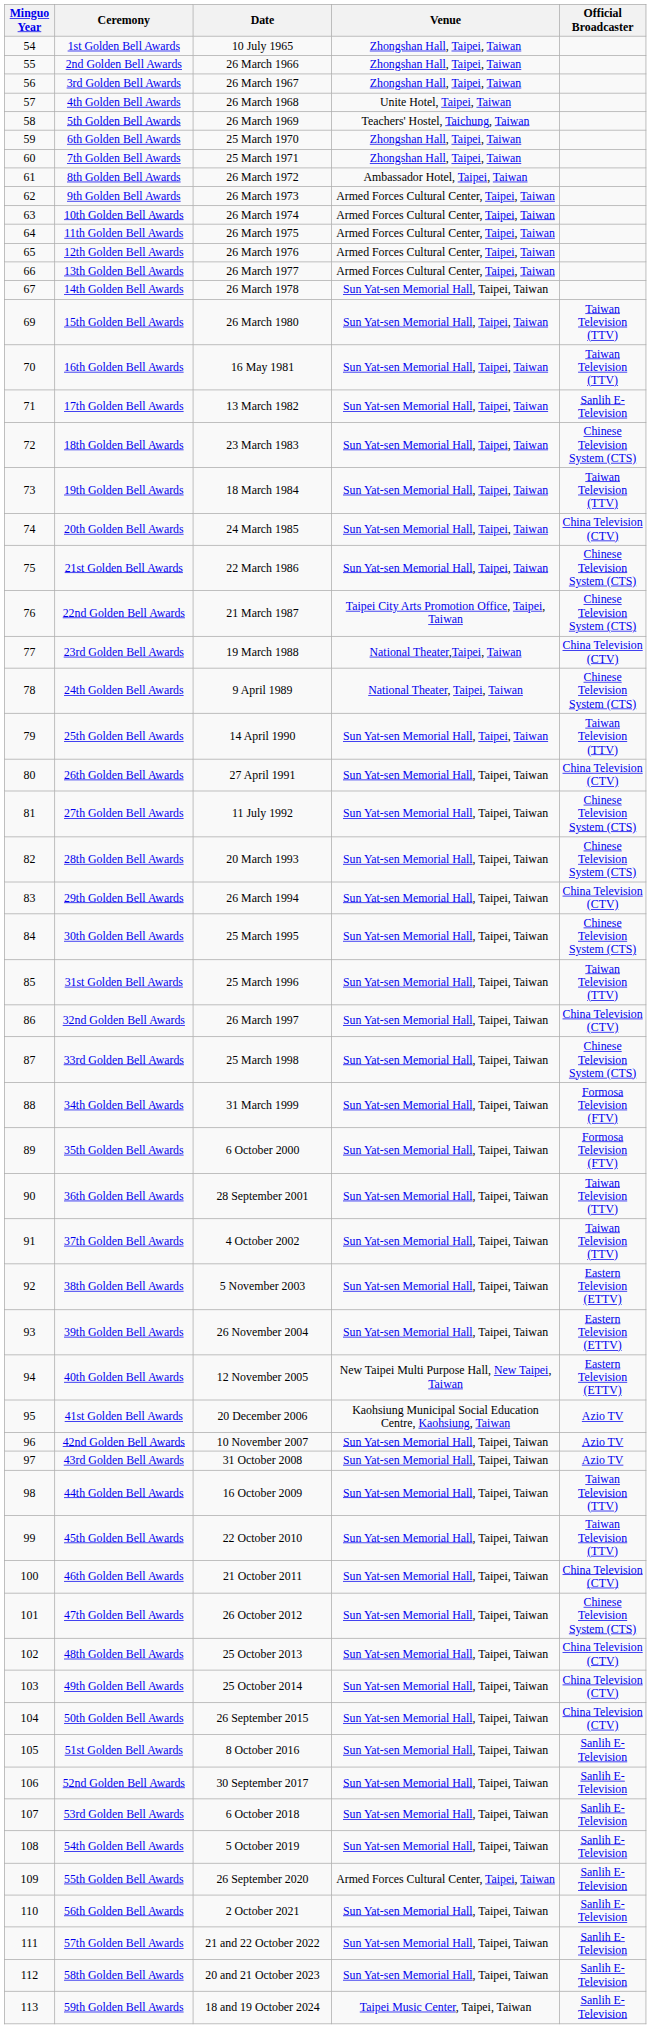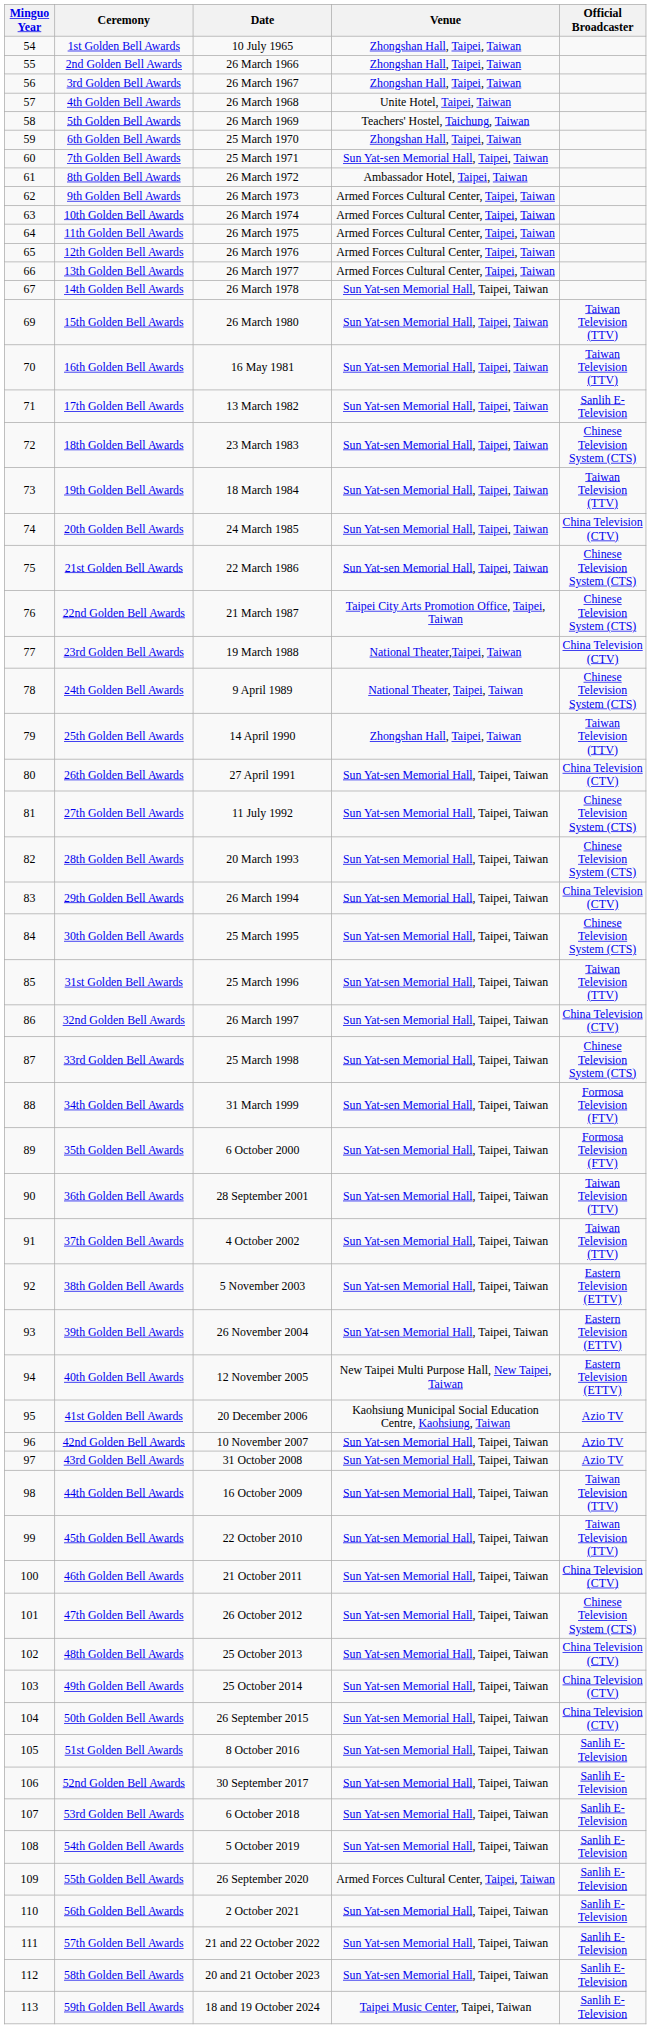(446, 158) Zhongshan Hall, Taipei, Taiwan -> (446, 158) Sun Yat-sen Memorial Hall, Taipei, Taiwan
(446, 736) Sun Yat-sen Memorial Hall, Taipei, Taiwan -> (446, 736) Zhongshan Hall, Taipei, Taiwan
